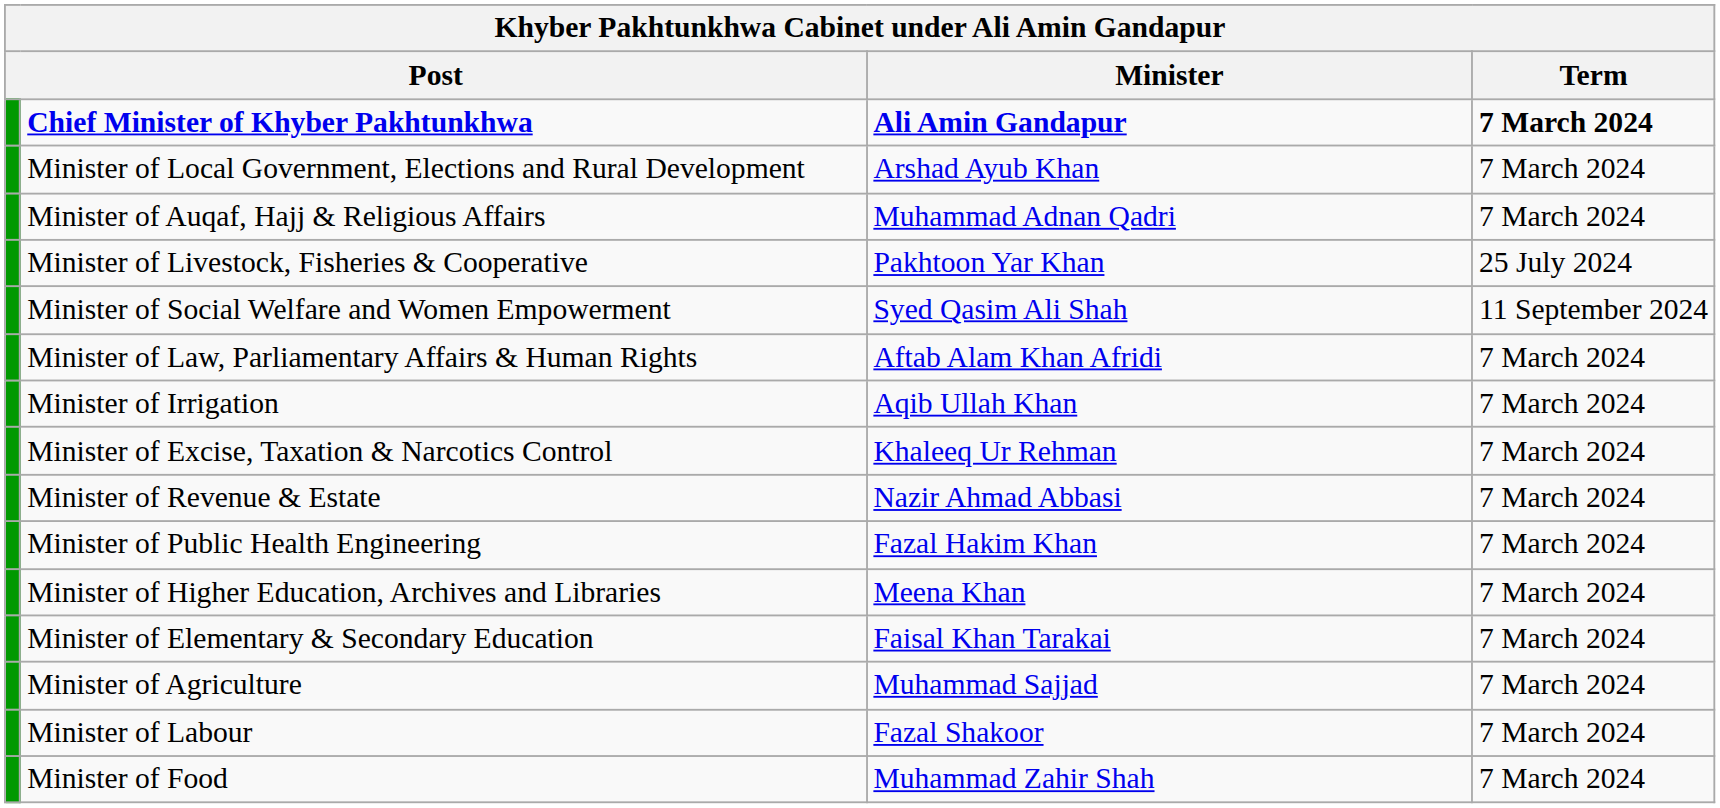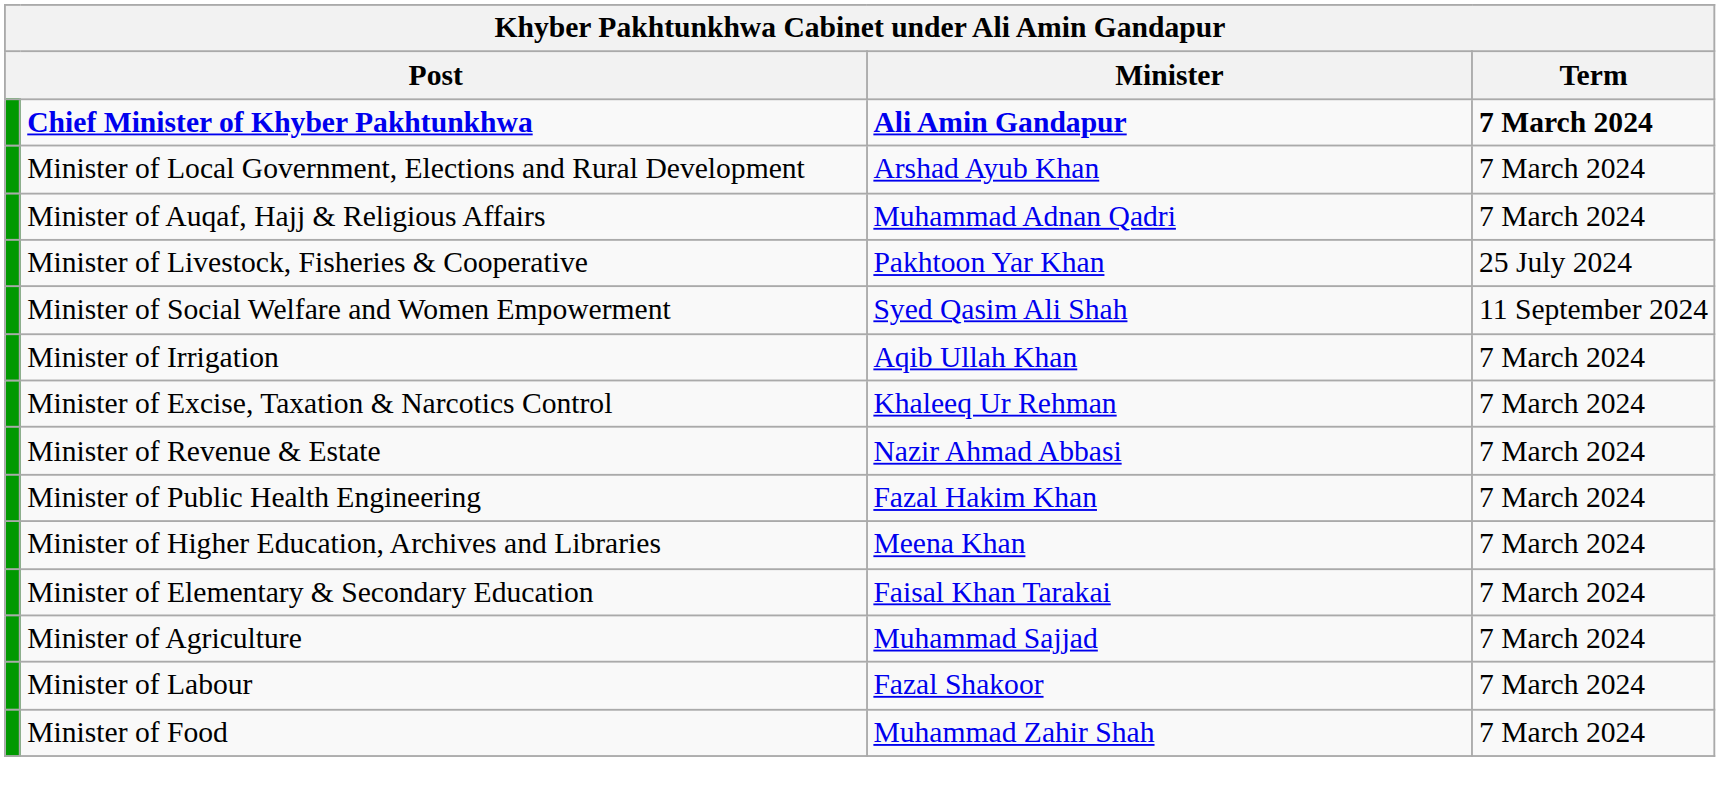- row: (362, 356)
